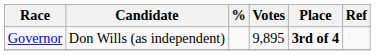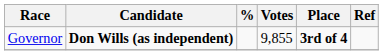(147, 38) normal -> (151, 38) bold
(268, 38) 9,895 -> (277, 38) 9,855
